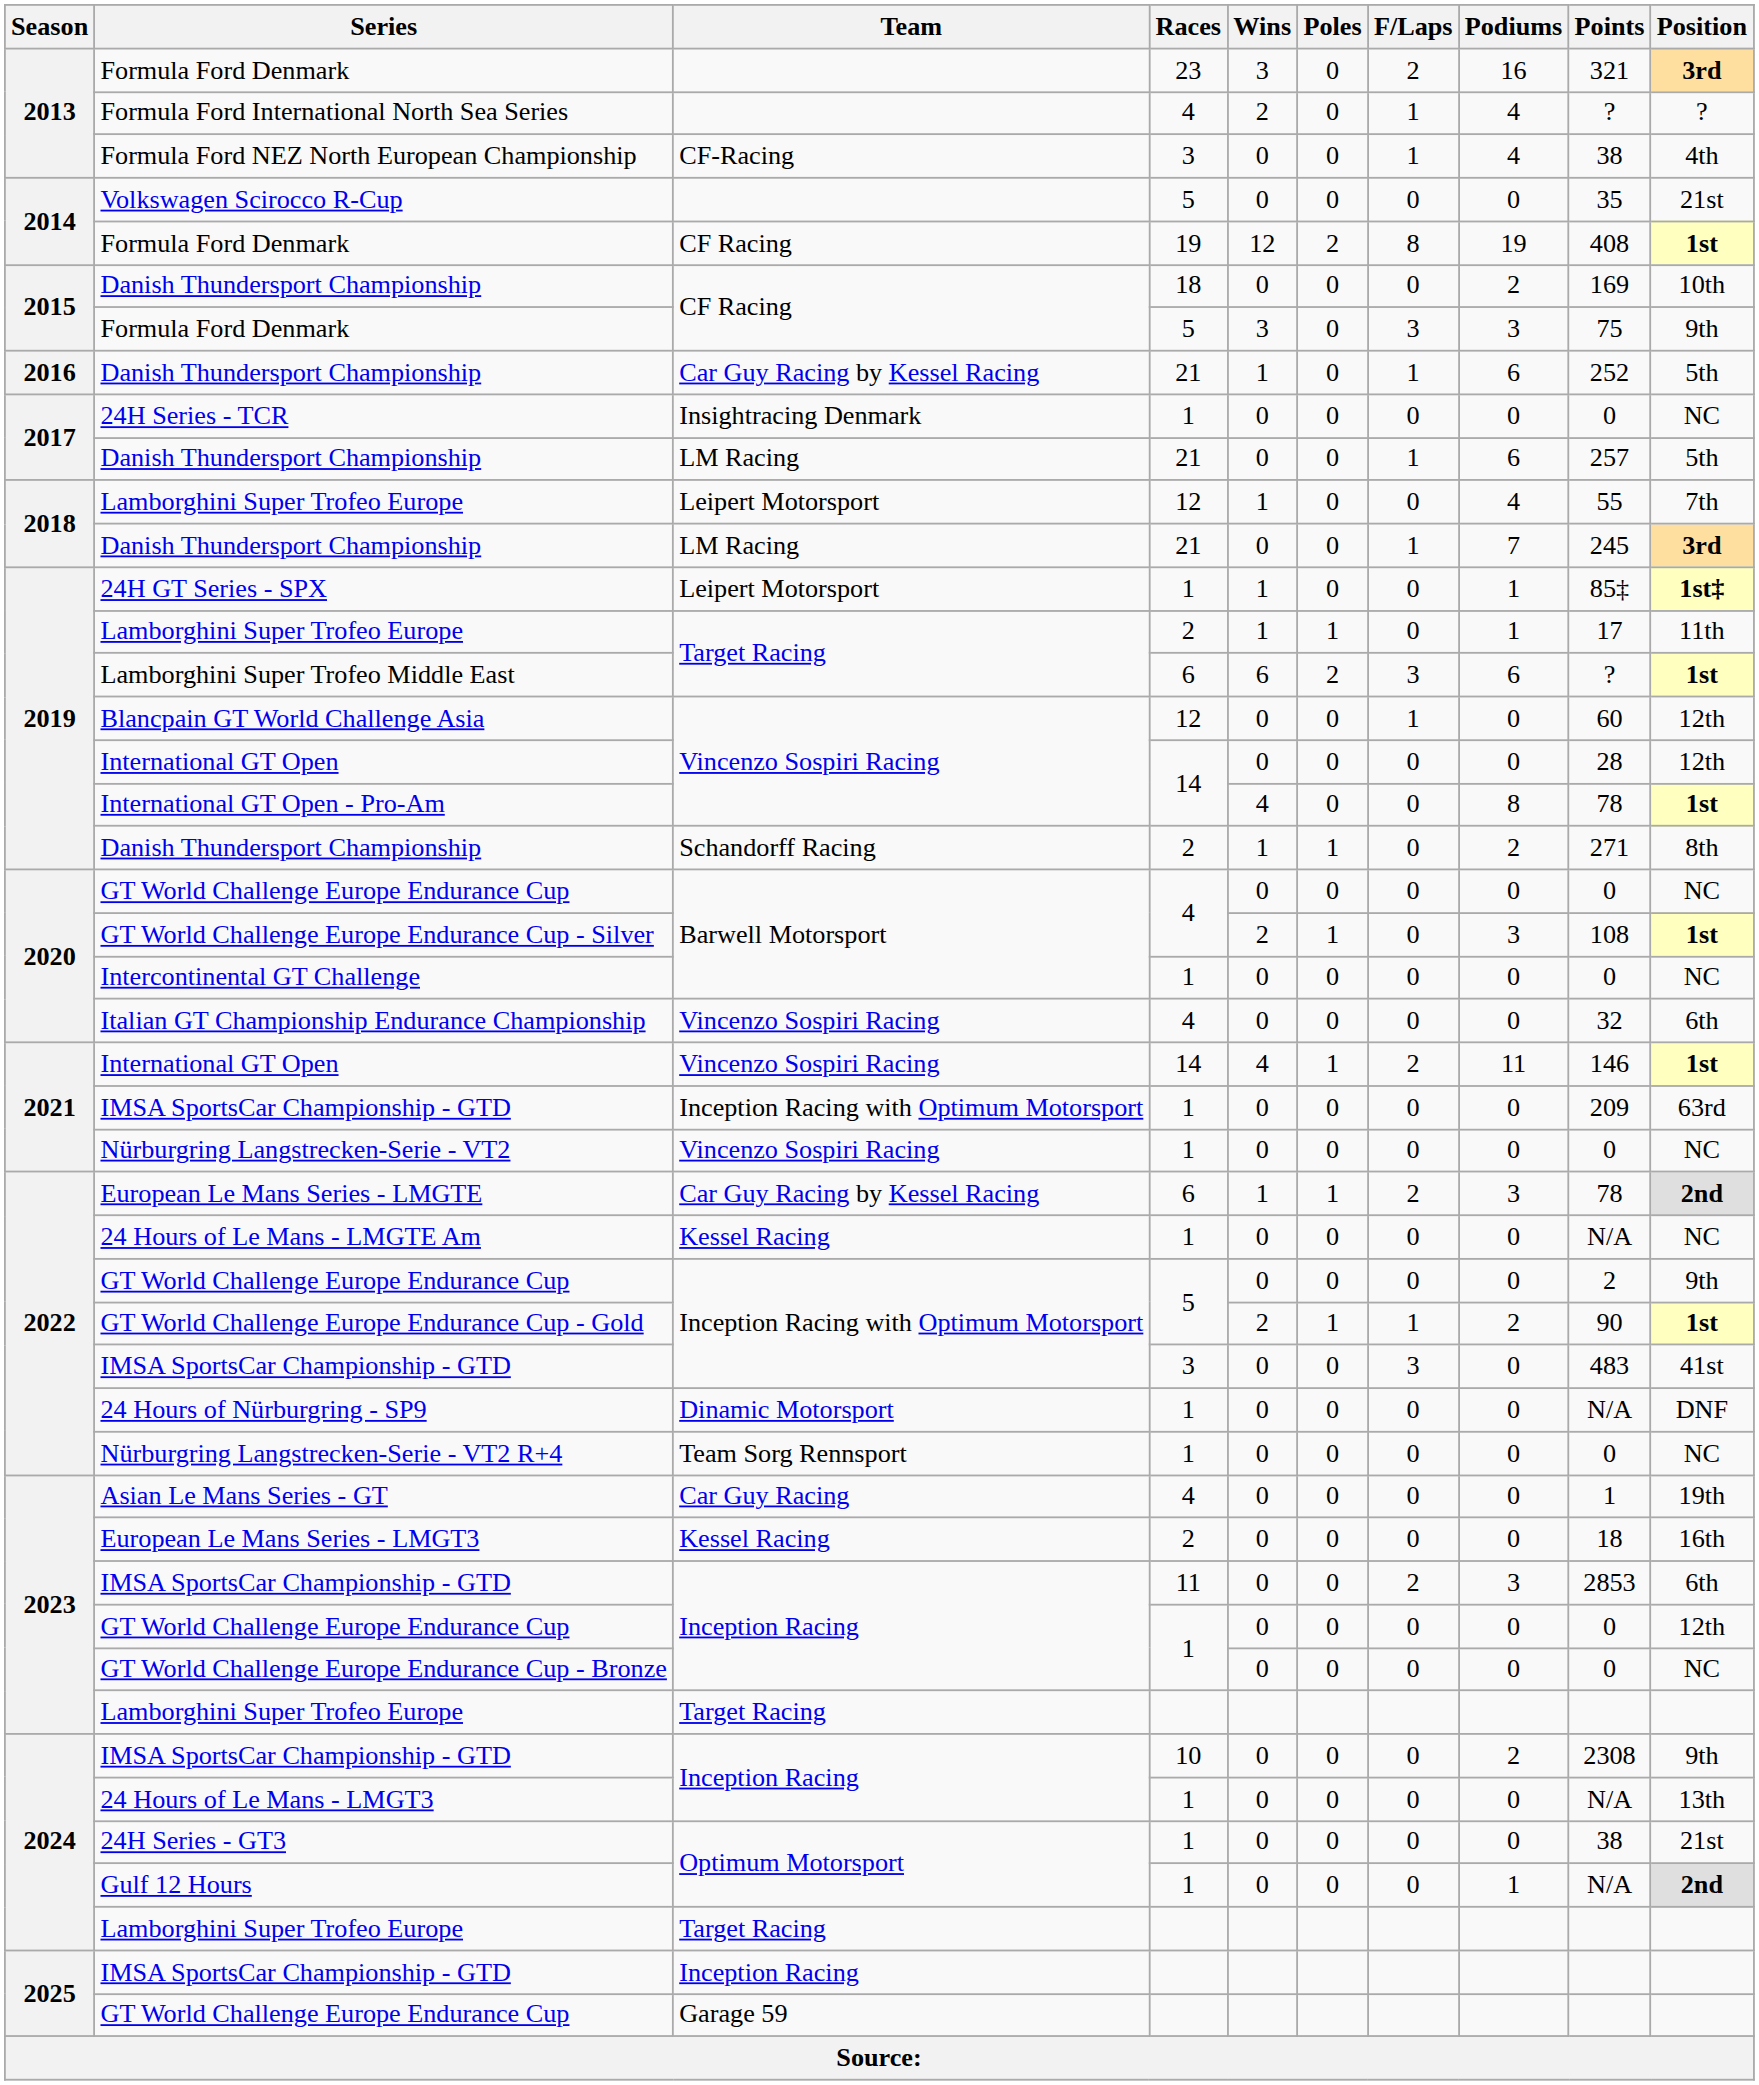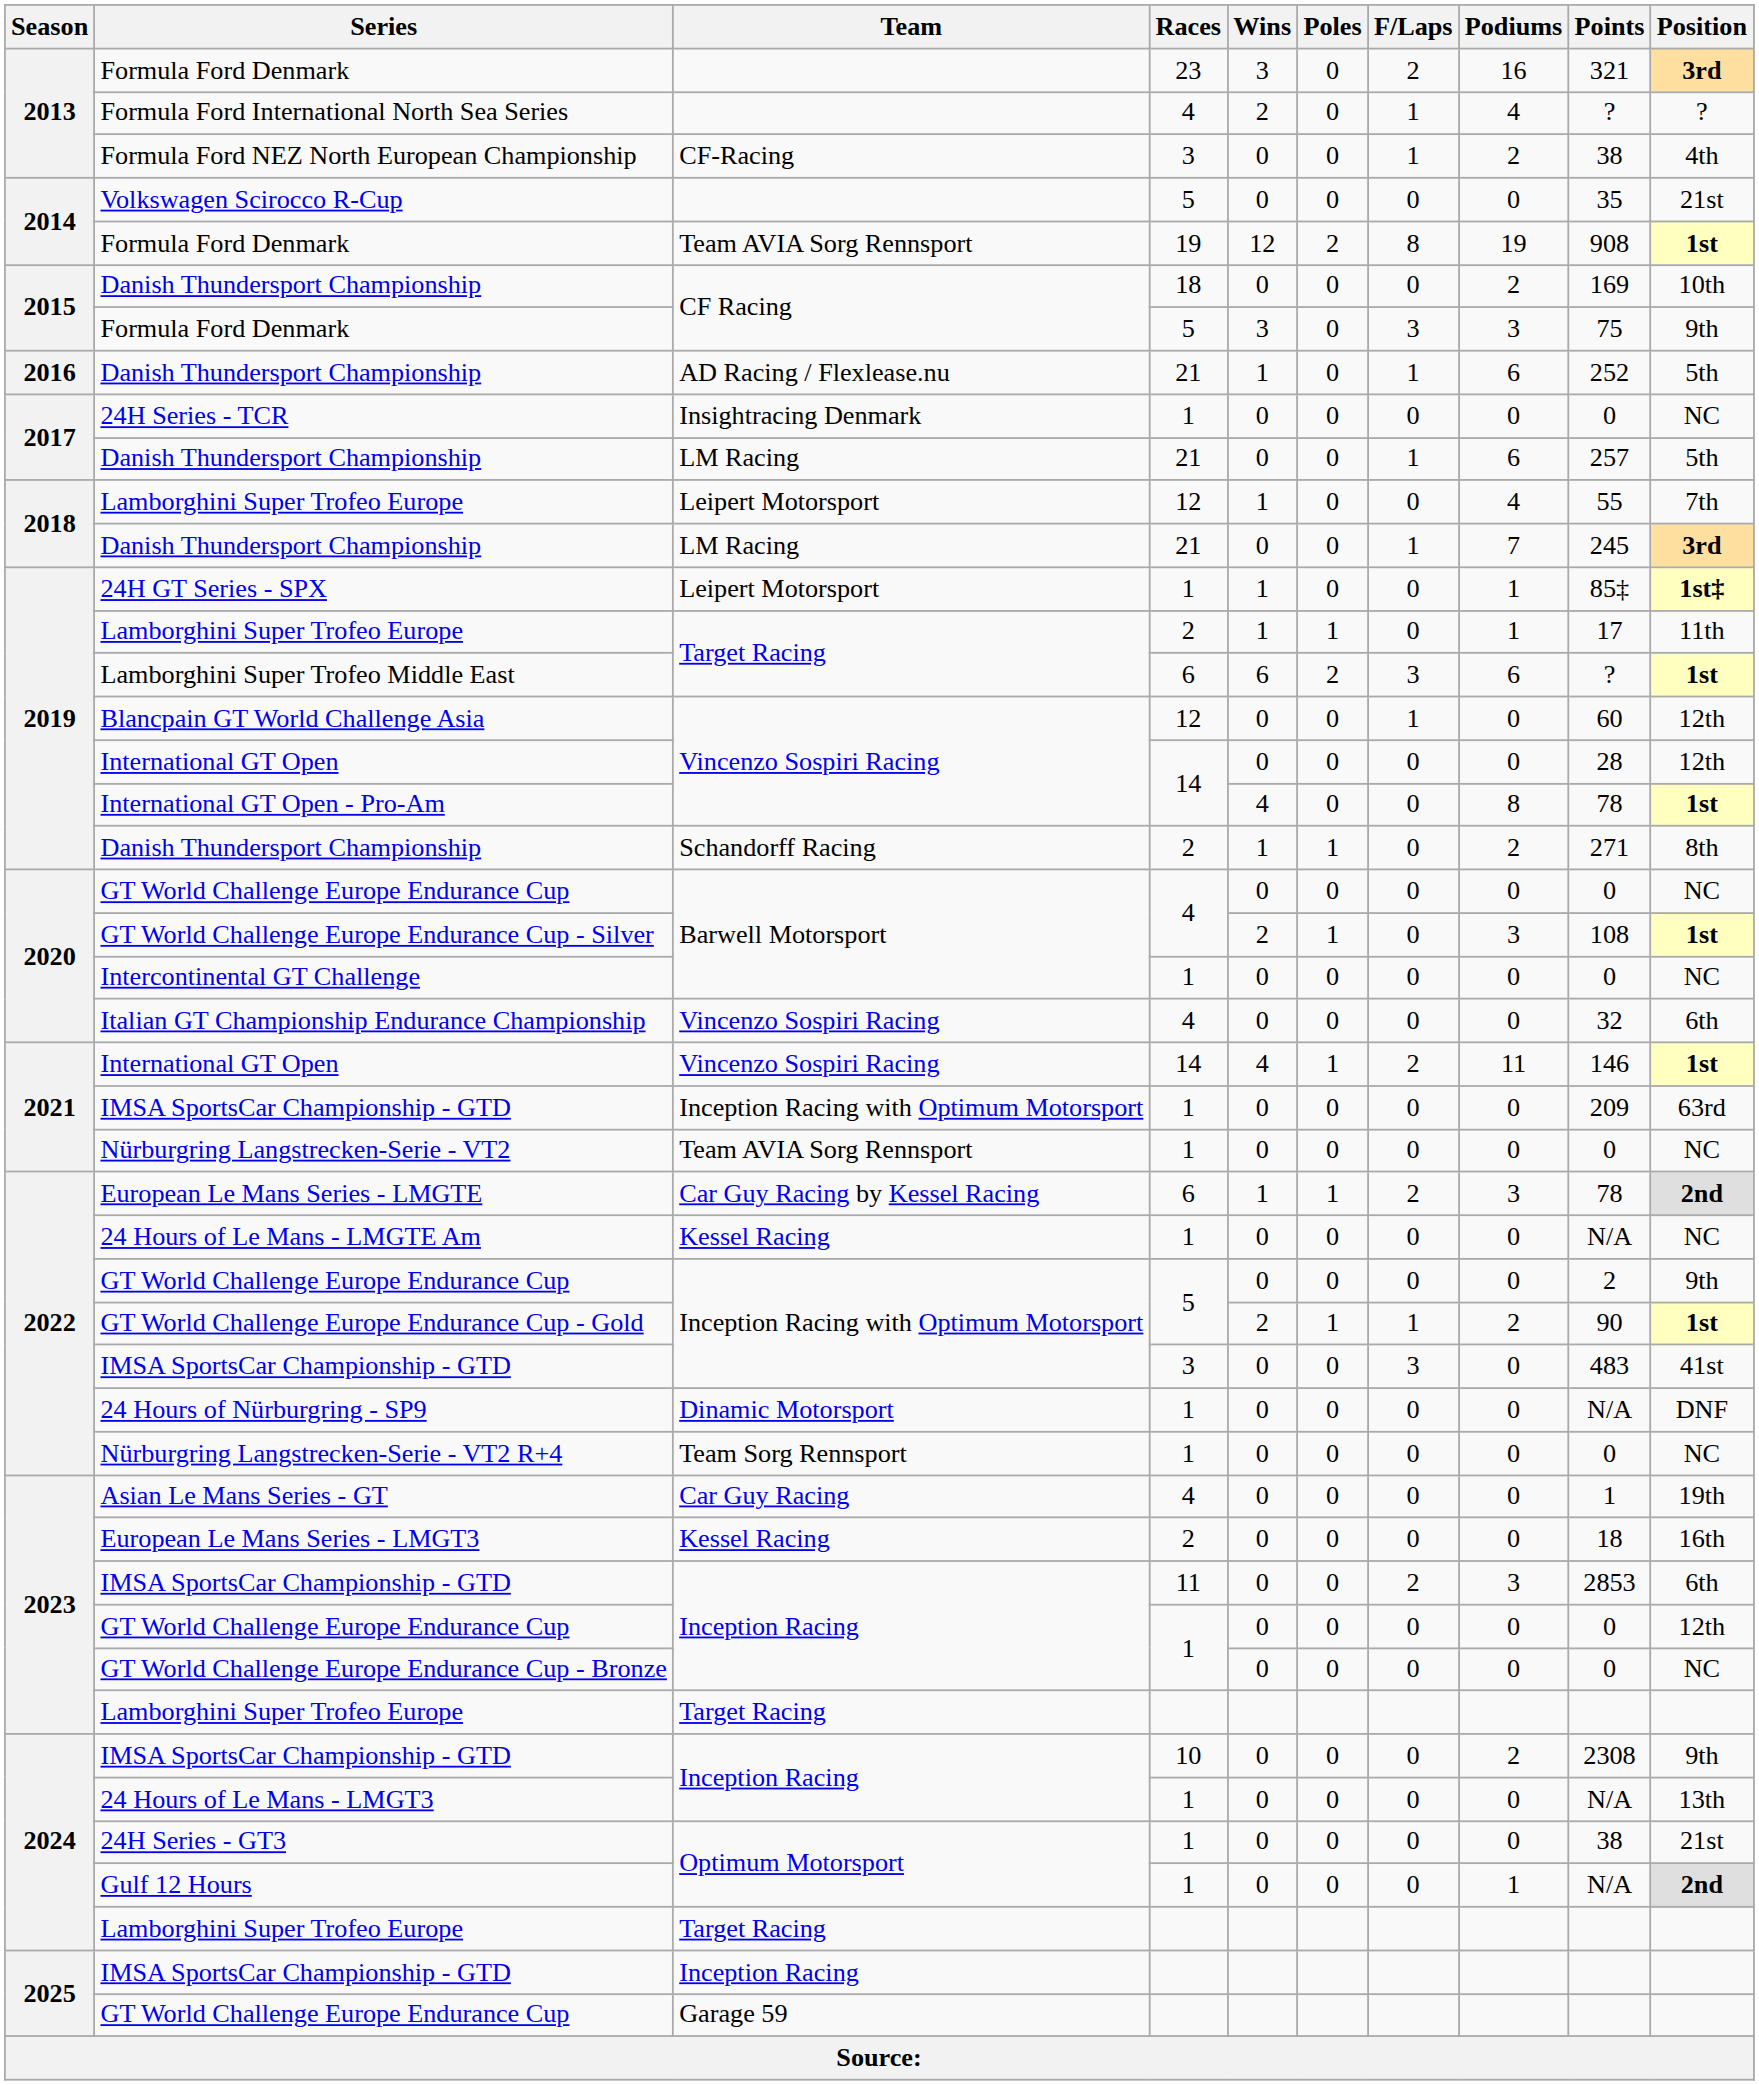(1514, 156) 4 -> (1514, 156) 2
(736, 242) CF Racing -> (826, 242) Team AVIA Sorg Rennsport
(1610, 242) 408 -> (1610, 242) 908
(859, 372) Car Guy Racing by Kessel Racing -> (814, 372) AD Racing / Flexlease.nu
(809, 1150) Vincenzo Sospiri Racing -> (826, 1150) Team AVIA Sorg Rennsport
